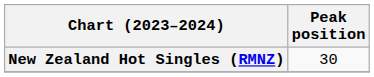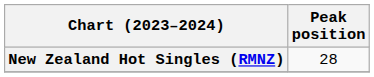(329, 60) 30 -> (329, 60) 28
